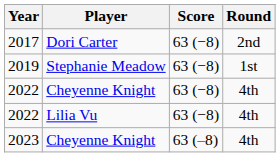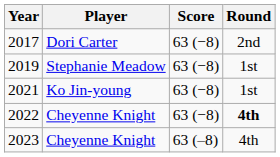+ row: (24, 90)
(249, 90) normal -> (249, 115) bold
- row: (24, 115)
